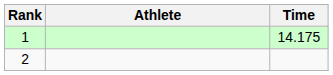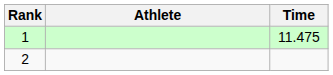(299, 37) 14.175 -> (299, 37) 11.475
